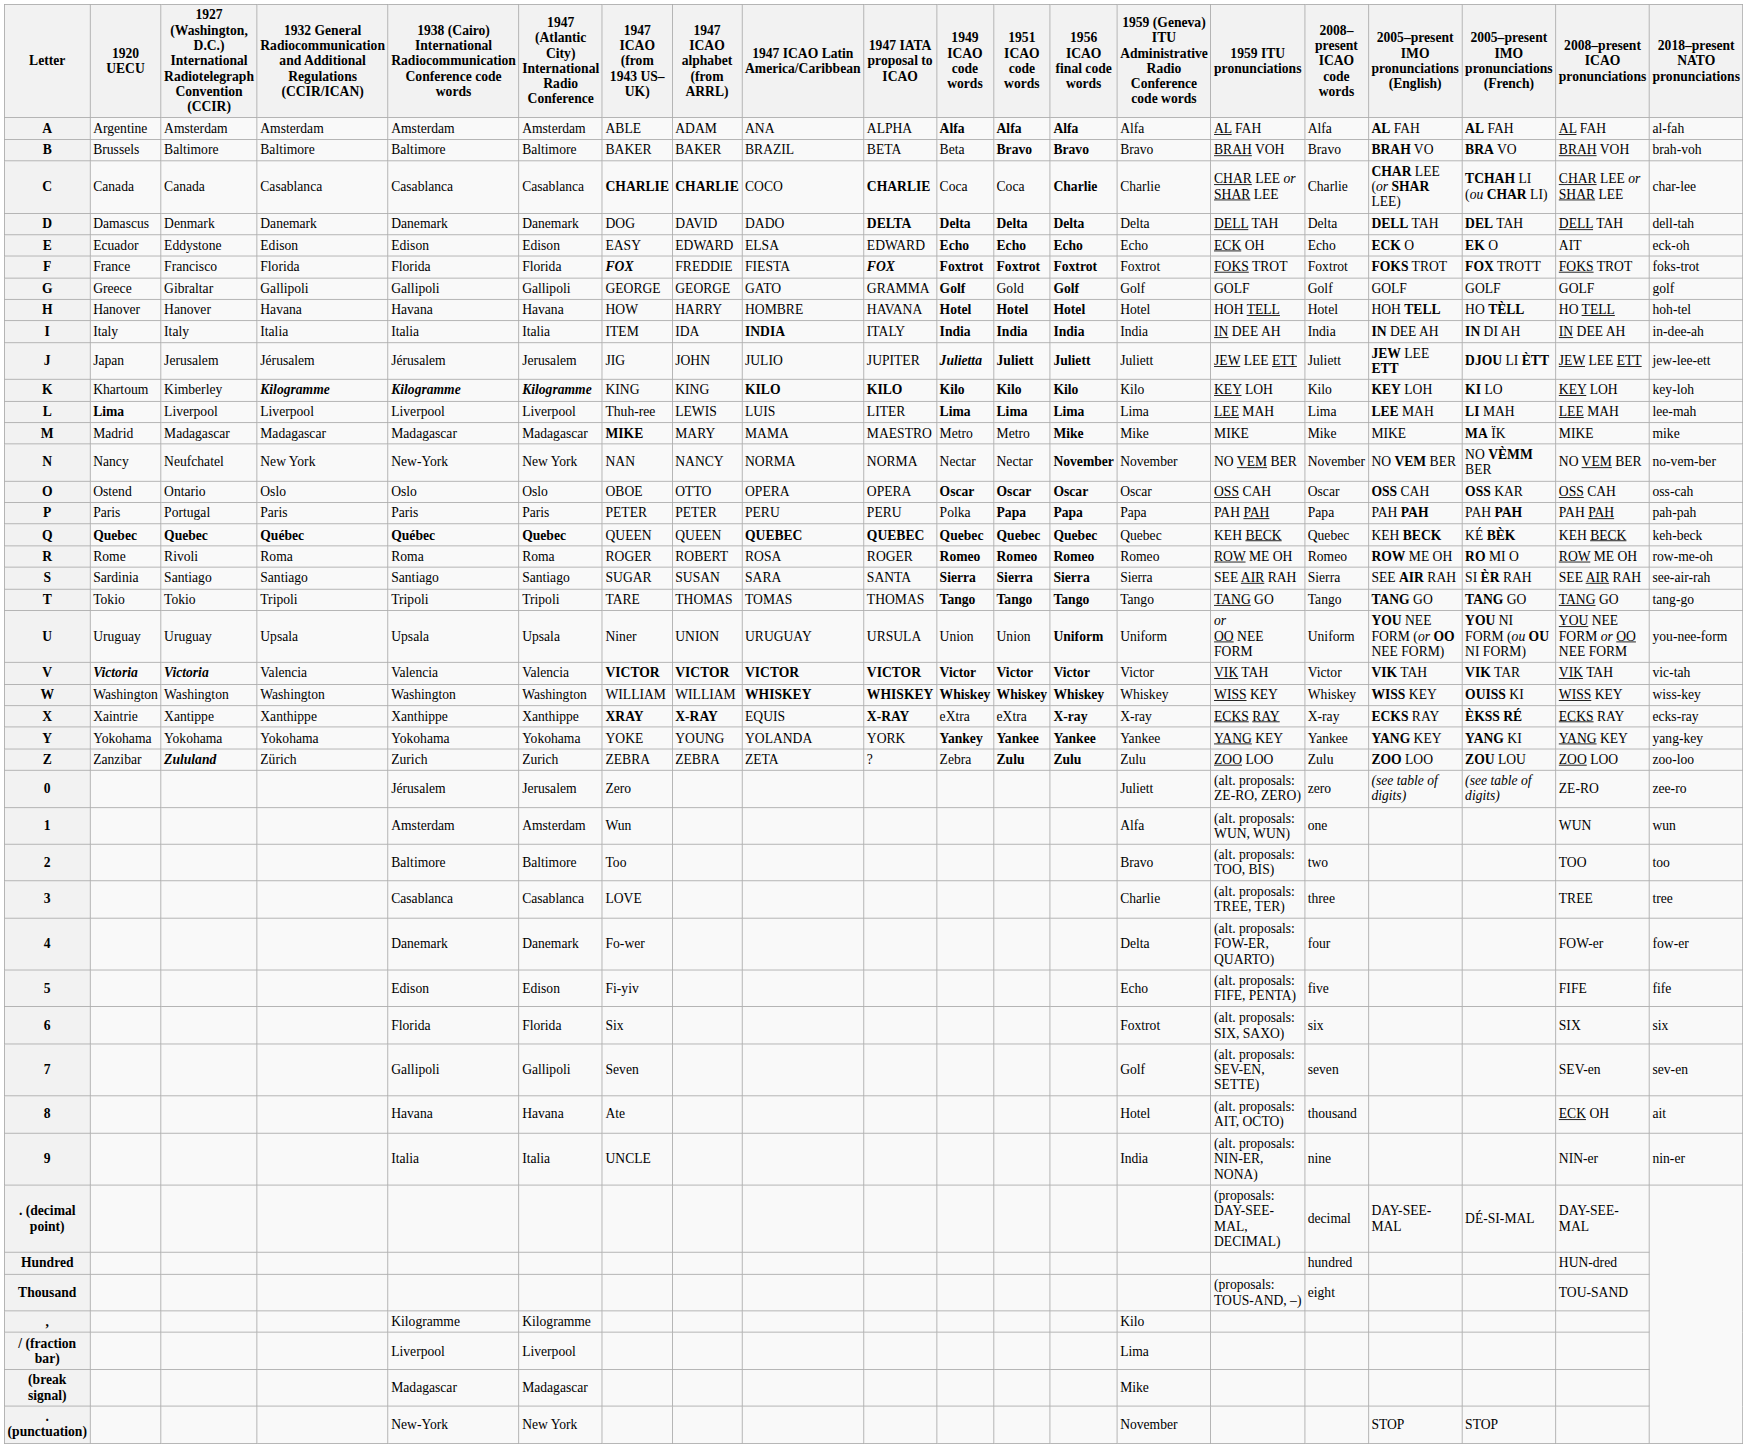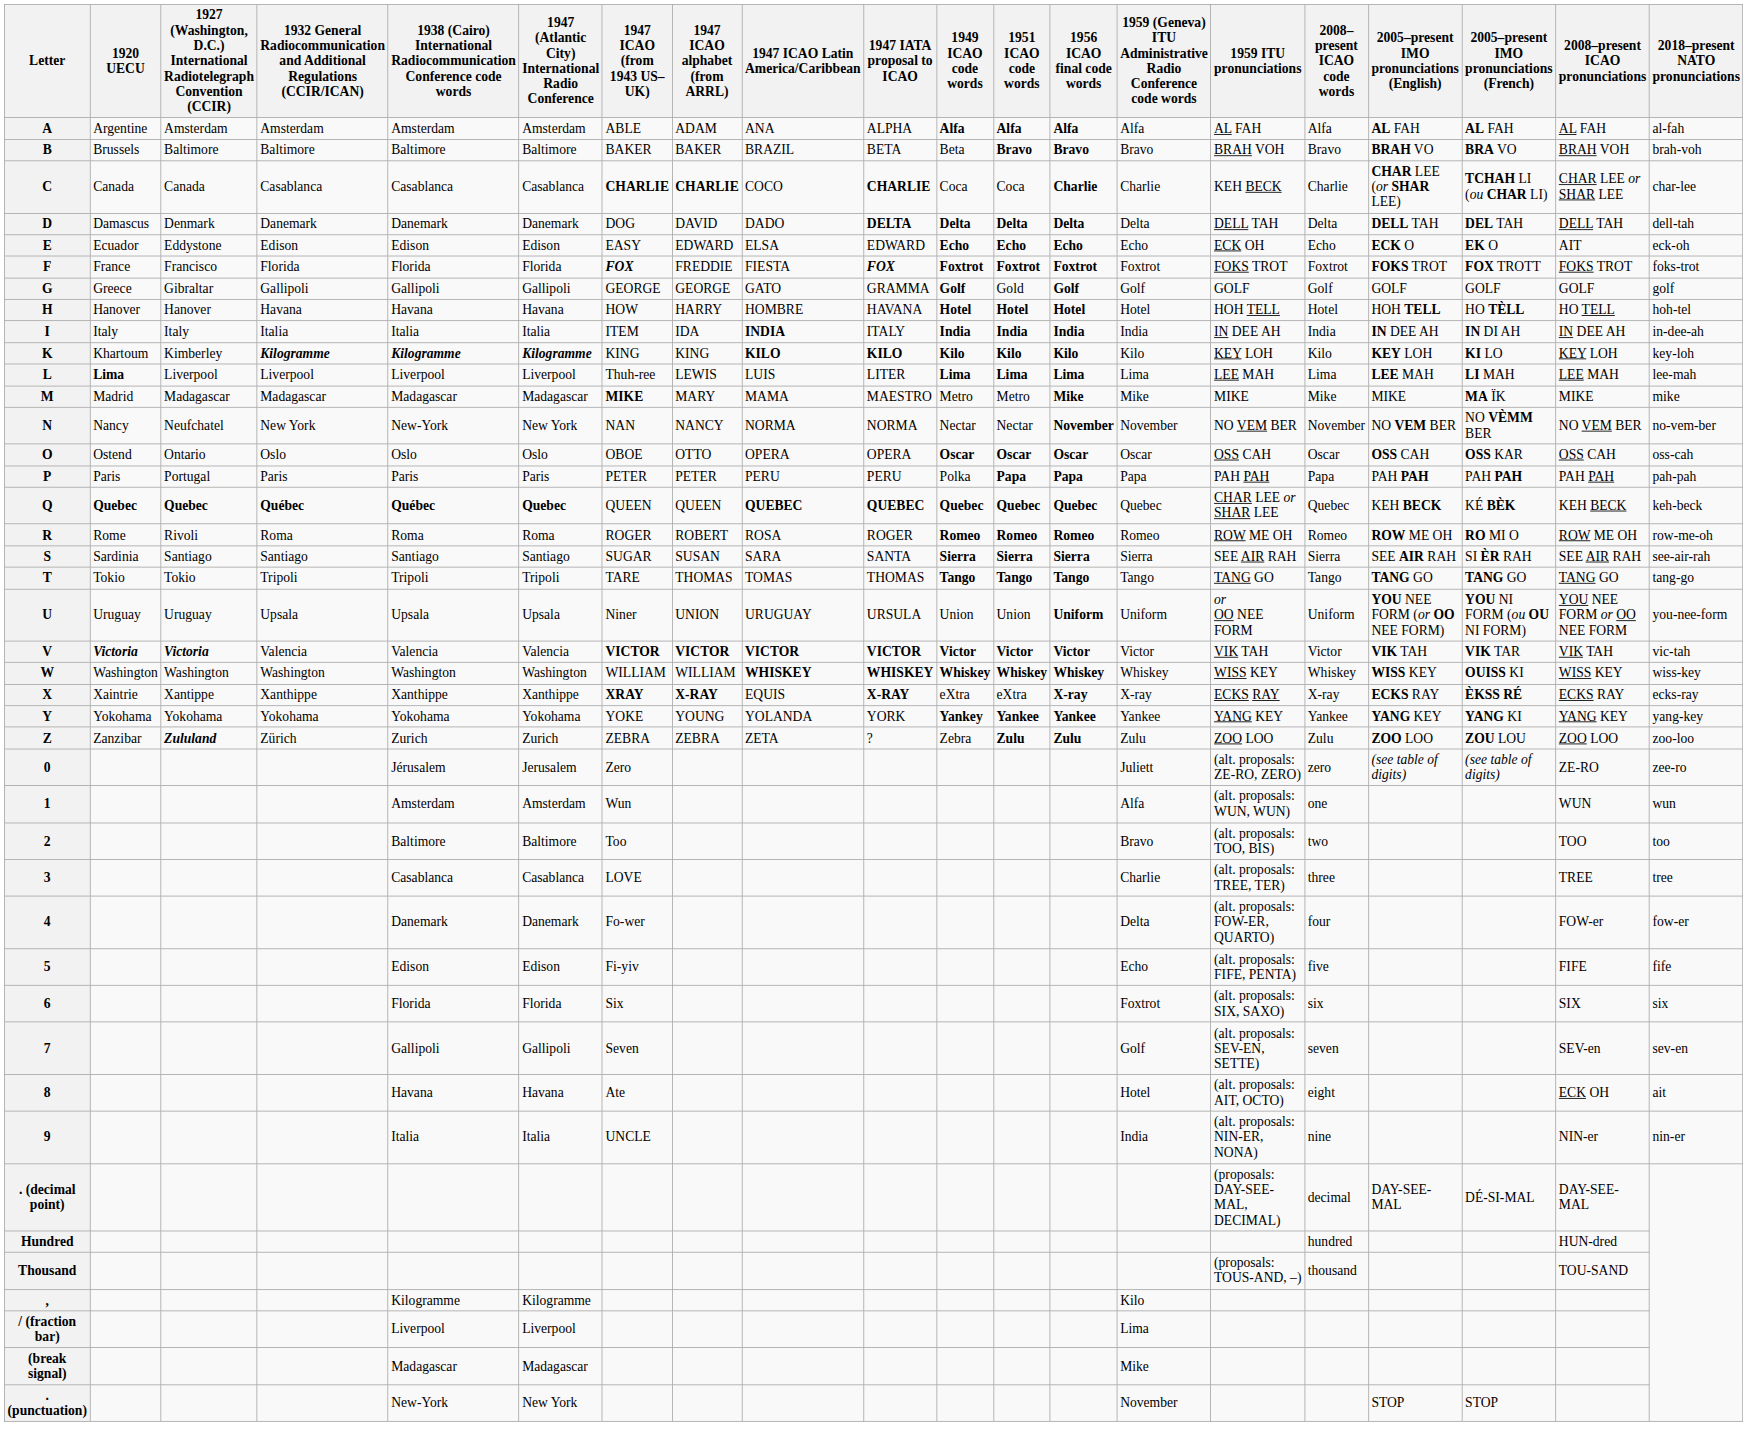(1255, 187) CHAR LEE or SHAR LEE -> (1248, 187) KEH BECK
- row: (47, 361)
(1248, 534) KEH BECK -> (1255, 505) CHAR LEE or SHAR LEE
(1332, 1114) thousand -> (1321, 1092) eight
(1321, 1292) eight -> (1332, 1270) thousand
